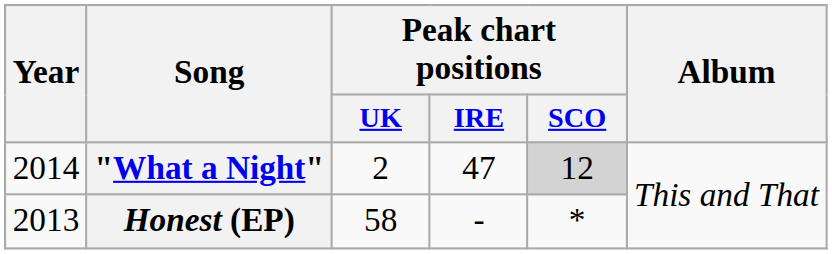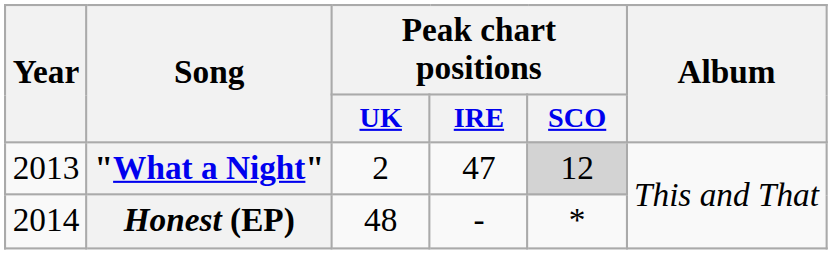(46, 167) 2014 -> (46, 167) 2013
(46, 220) 2013 -> (46, 220) 2014
(381, 220) 58 -> (381, 220) 48
